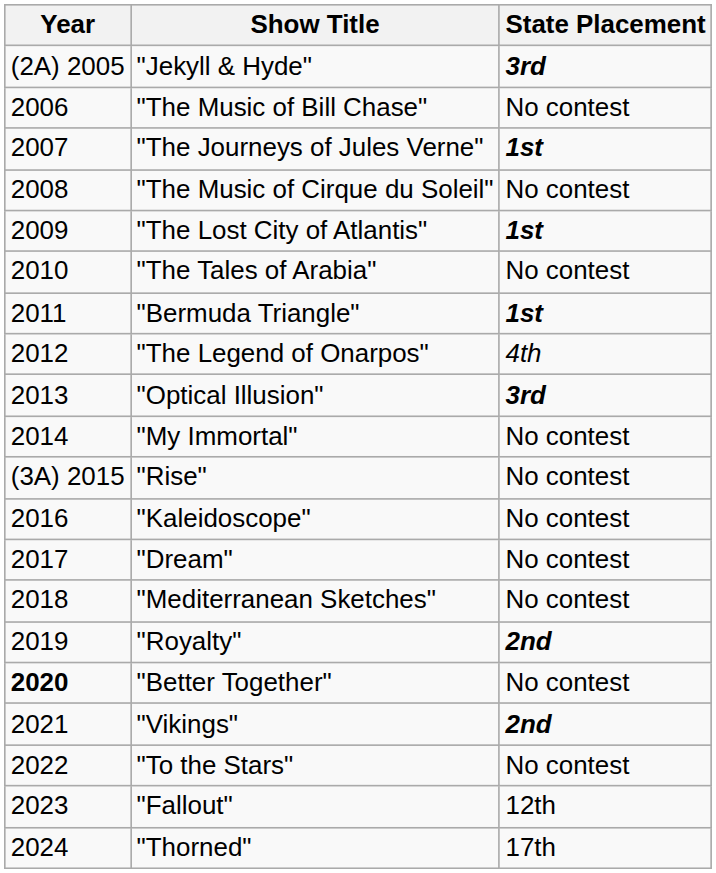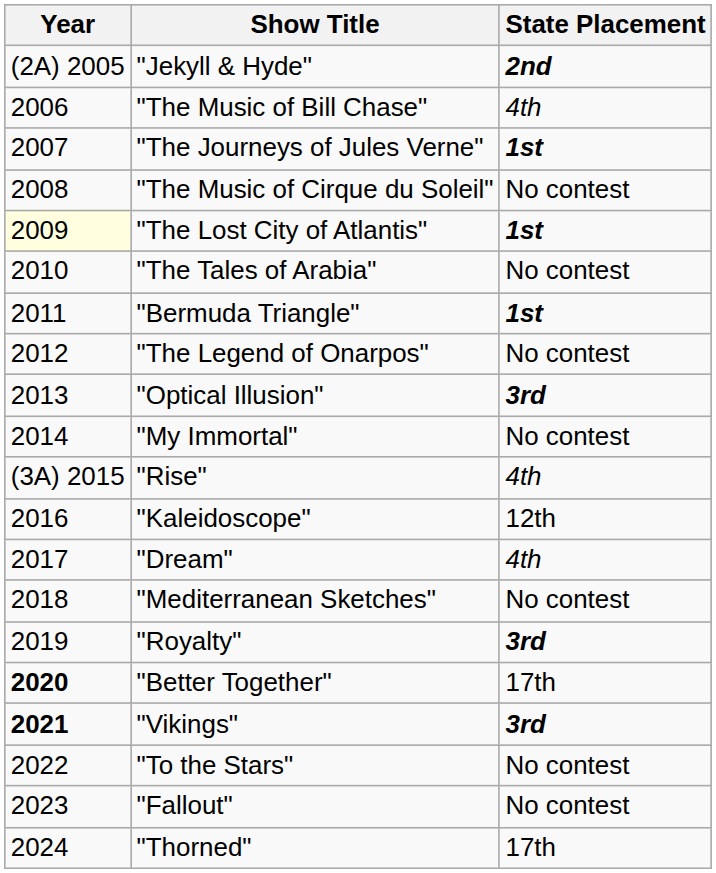(526, 66) 3rd -> (529, 66) 2nd
(567, 107) No contest -> (523, 107) 4th
(40, 230) no background -> (40, 230) lightyellow background
(523, 353) 4th -> (567, 353) No contest
(567, 477) No contest -> (523, 477) 4th
(567, 518) No contest -> (531, 518) 12th
(567, 559) No contest -> (523, 559) 4th
(529, 641) 2nd -> (526, 641) 3rd
(567, 682) No contest -> (531, 682) 17th
(40, 723) normal -> (40, 723) bold
(529, 723) 2nd -> (526, 723) 3rd
(531, 806) 12th -> (567, 806) No contest
